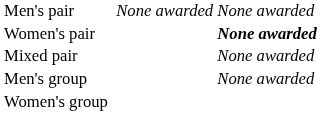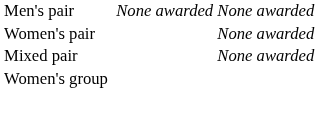(267, 33) bold -> (266, 33) normal
- row: (46, 79)
